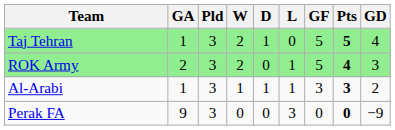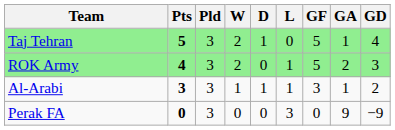columns swapped: (347, 16) <-> (183, 16)
